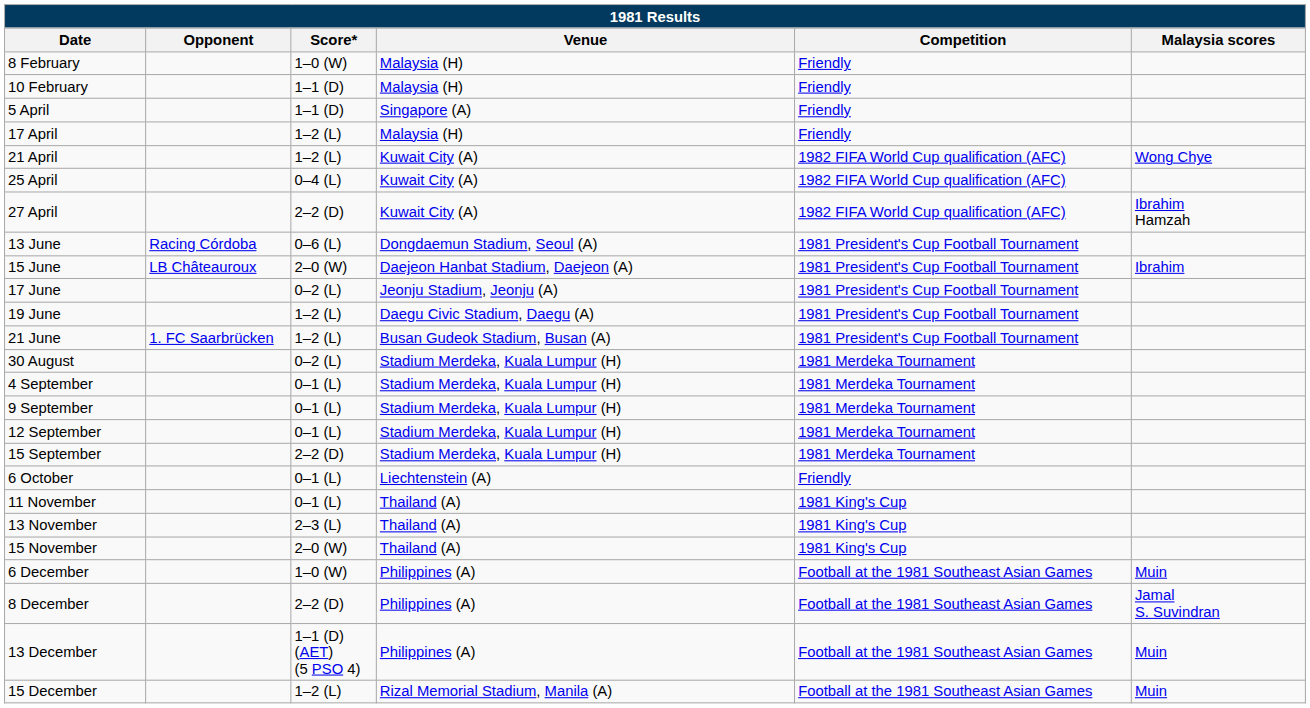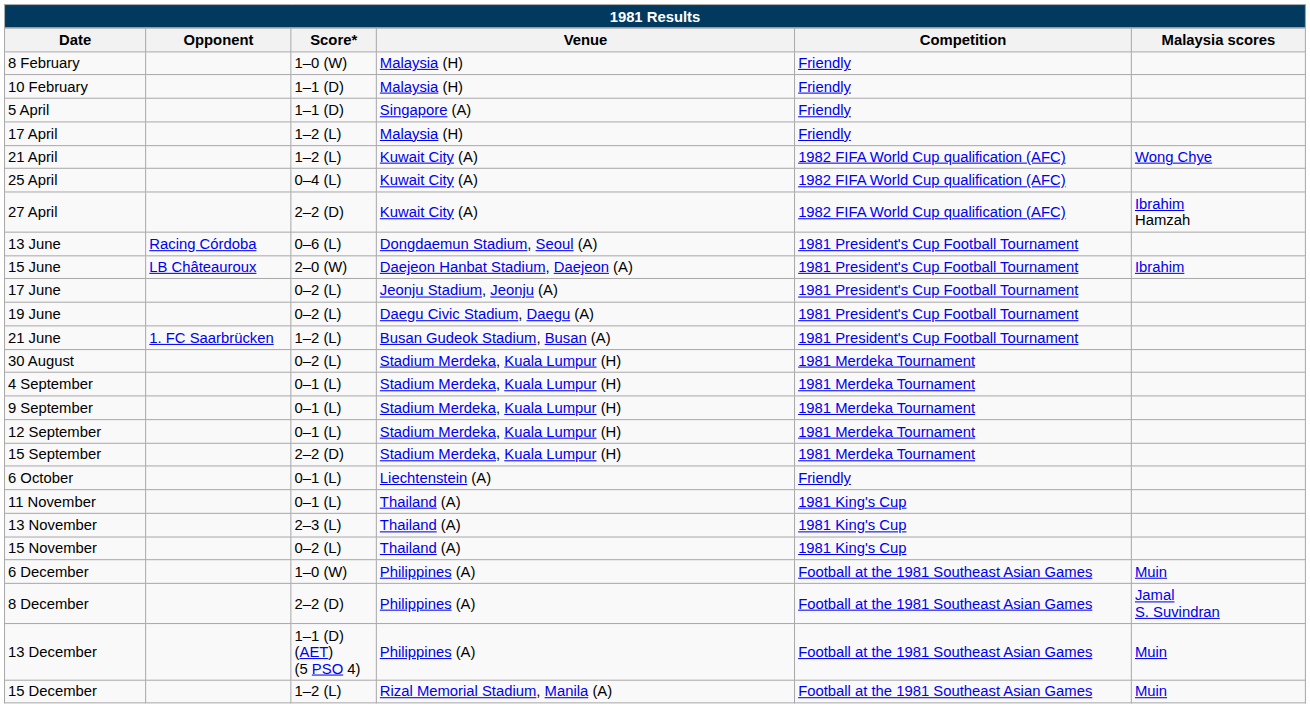(318, 314) 1–2 (L) -> (318, 314) 0–2 (L)
(321, 549) 2–0 (W) -> (318, 549) 0–2 (L)
